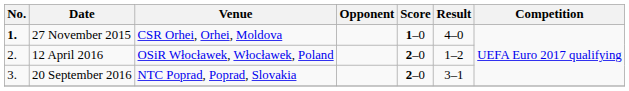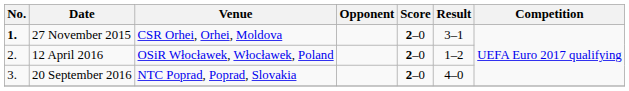(415, 34) 1–0 -> (415, 34) 2–0
(454, 34) 4–0 -> (454, 34) 3–1
(454, 75) 3–1 -> (454, 75) 4–0
